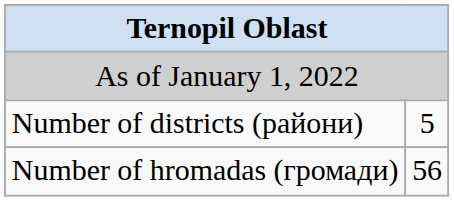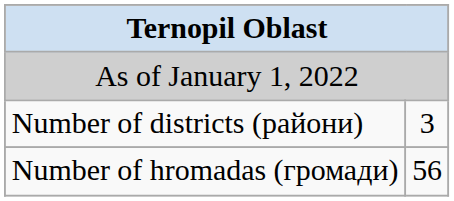(427, 123) 5 -> (427, 123) 3
